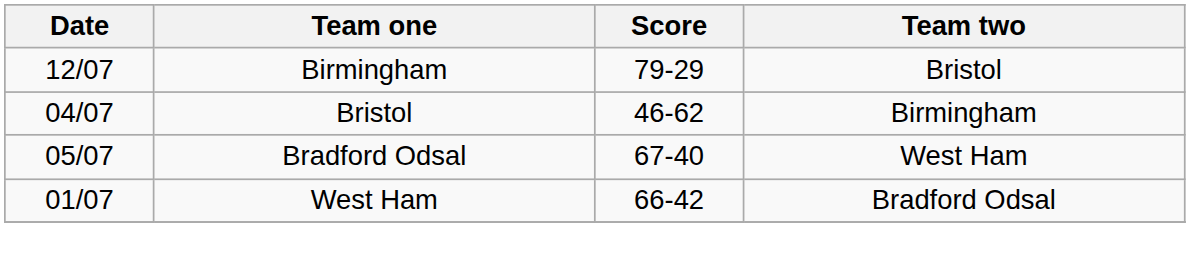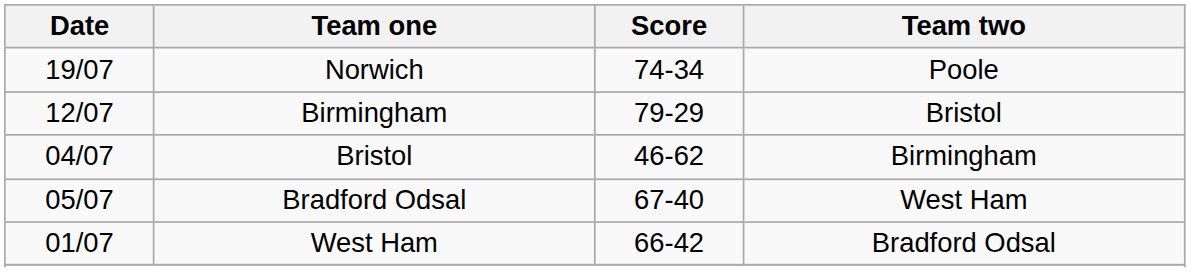+ row: (374, 69)
